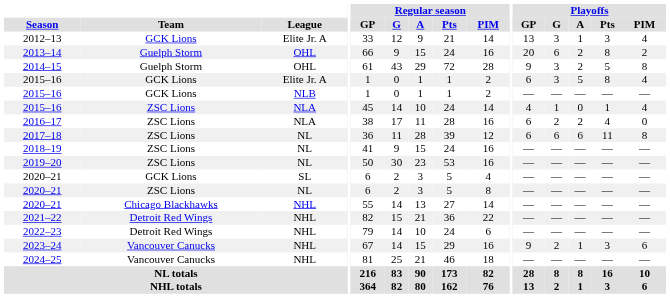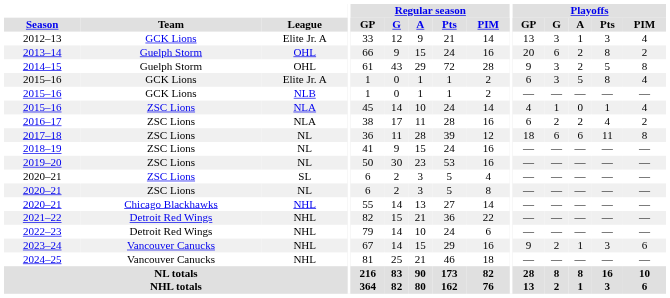(645, 121) 0 -> (645, 121) 2
(529, 135) 6 -> (529, 135) 18
(171, 176) GCK Lions -> (171, 176) ZSC Lions
